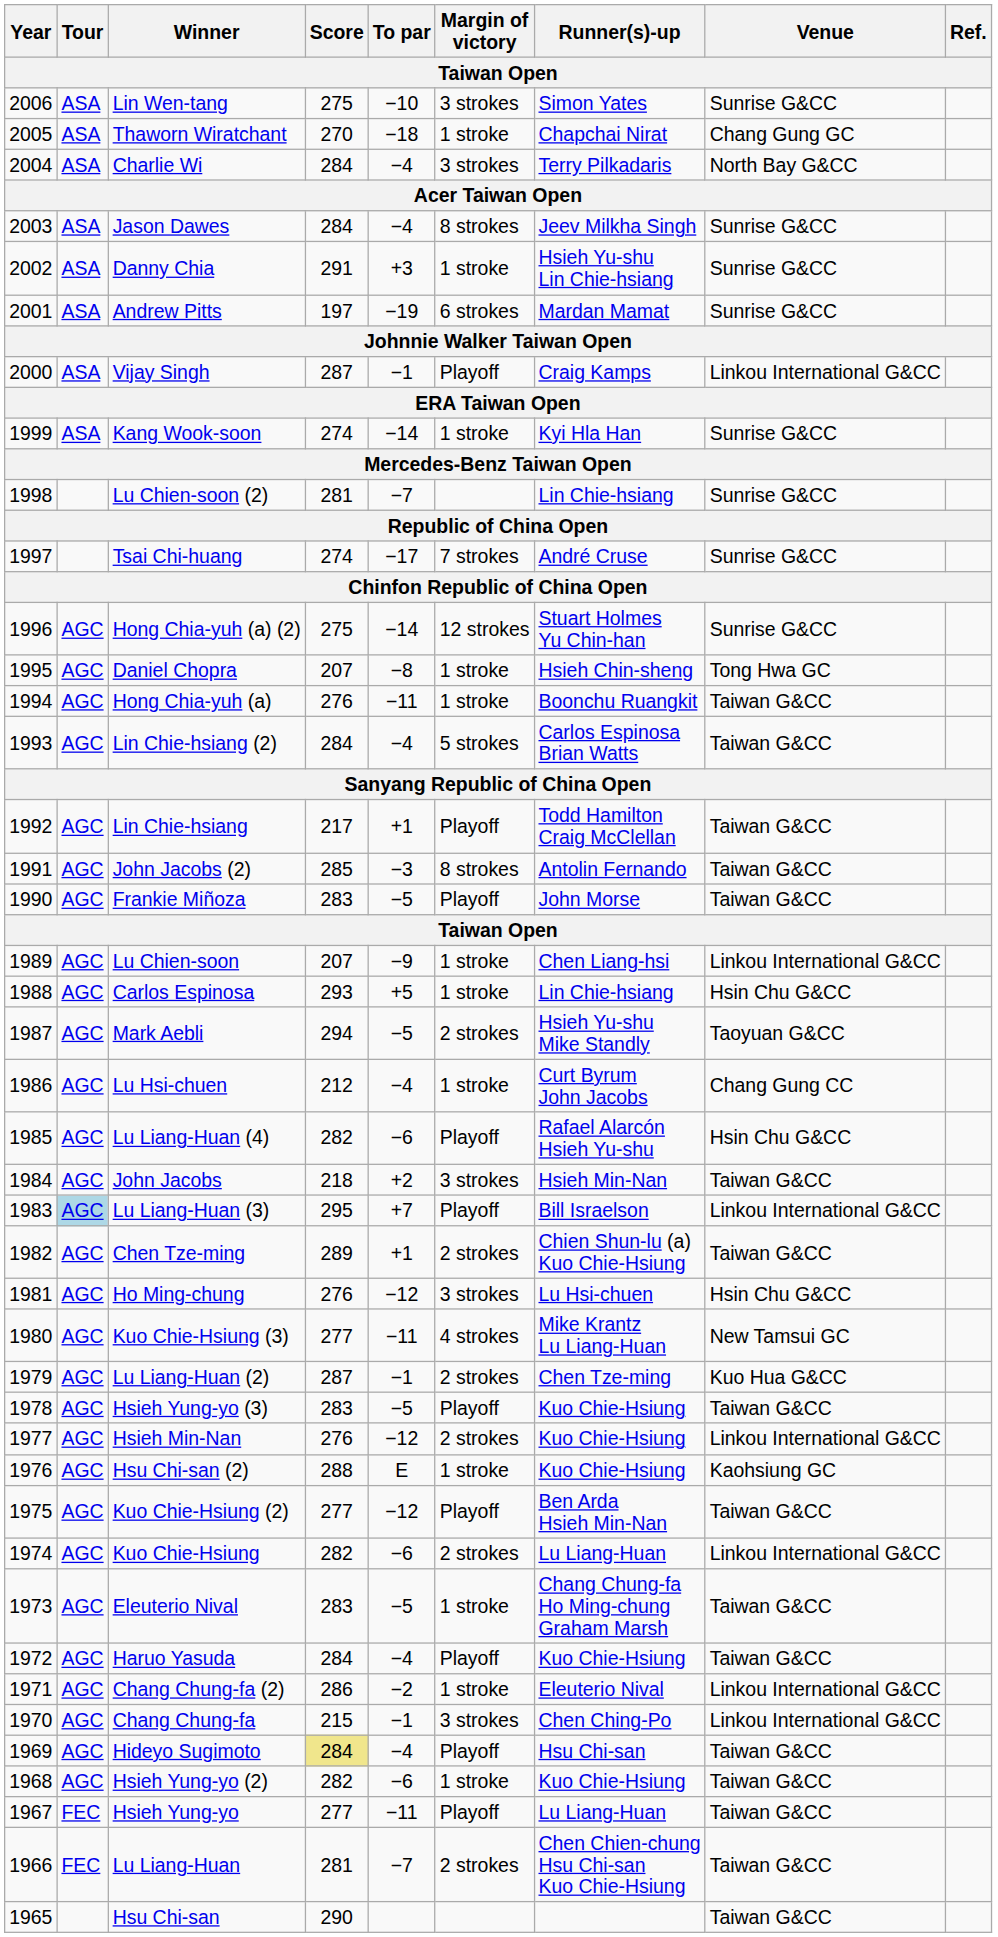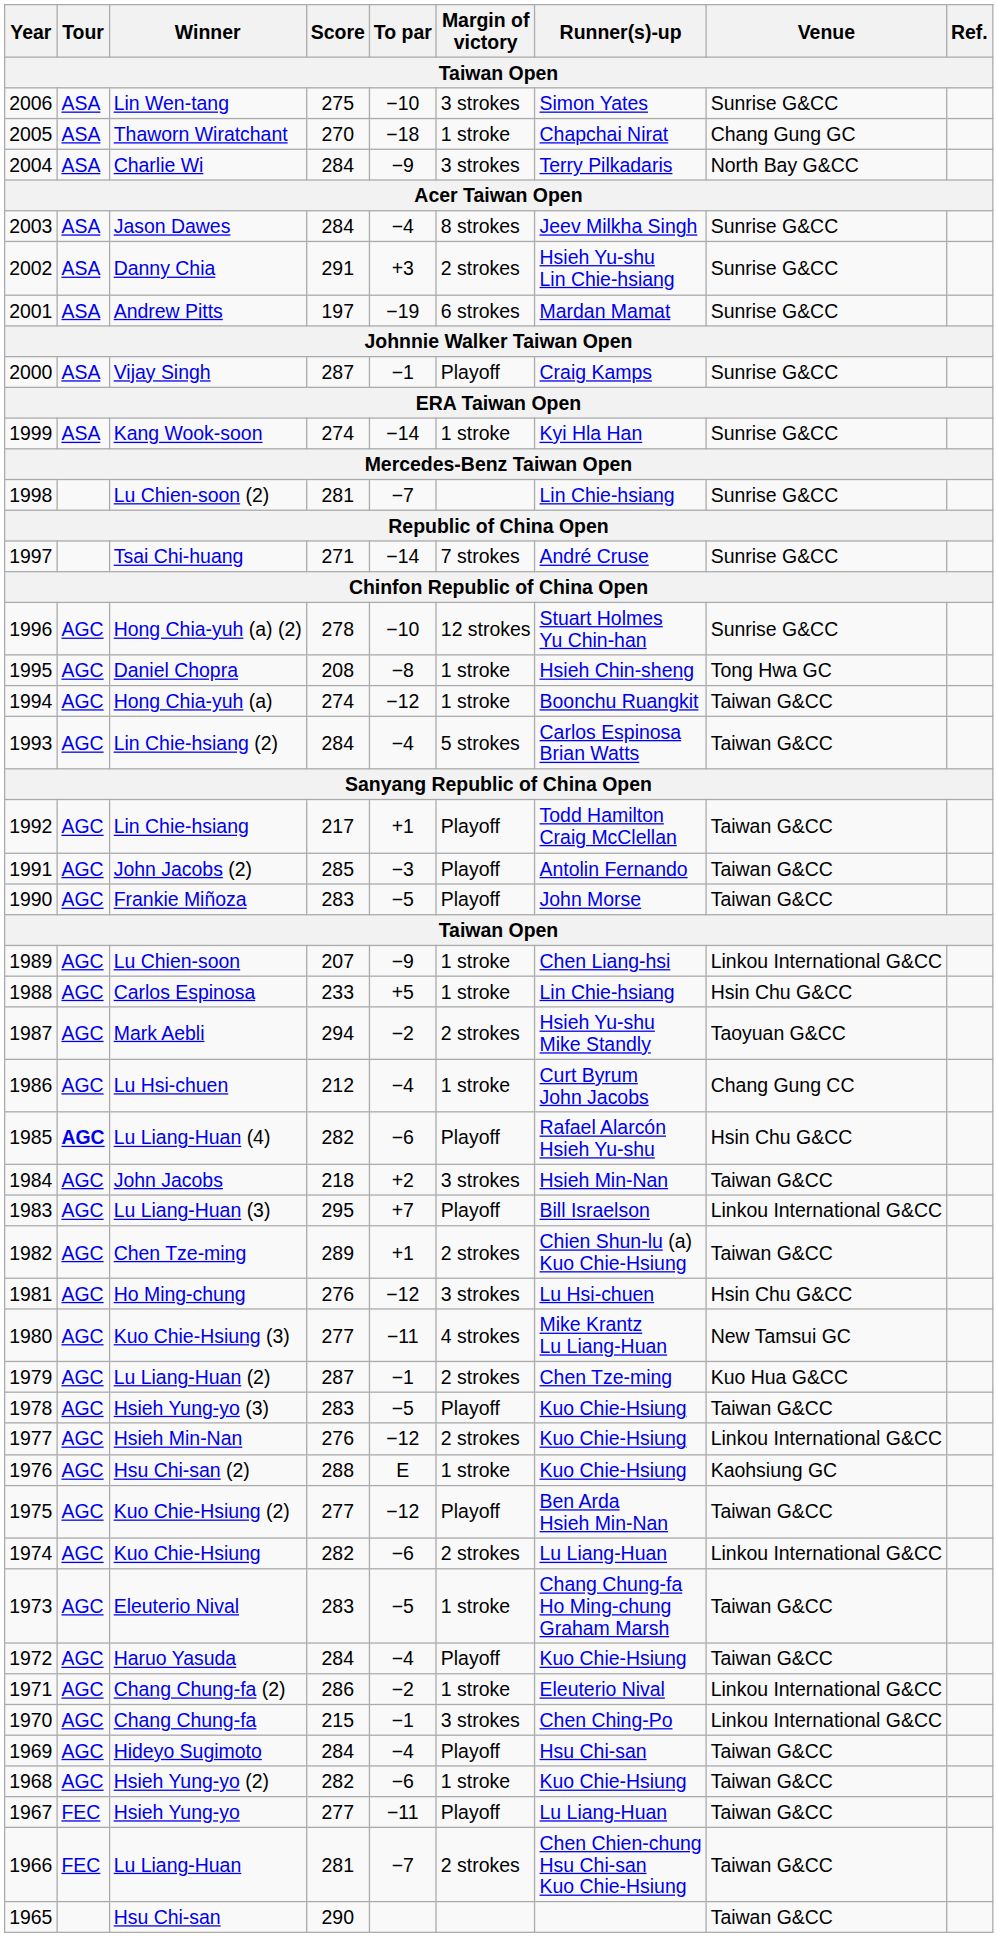(402, 165) −4 -> (403, 165) −9
(474, 268) 1 stroke -> (480, 268) 2 strokes
(825, 372) Linkou International G&CC -> (774, 372) Sunrise G&CC
(337, 557) 274 -> (338, 557) 271
(402, 557) −17 -> (403, 557) −14
(337, 629) 275 -> (338, 629) 278
(402, 629) −14 -> (403, 629) −10
(337, 671) 207 -> (338, 671) 208
(337, 702) 276 -> (338, 702) 274
(402, 702) −11 -> (403, 702) −12
(479, 868) 8 strokes -> (470, 868) Playoff
(337, 991) 293 -> (338, 991) 233
(402, 1033) −5 -> (403, 1033) −2
(83, 1138) normal -> (83, 1138) bold
(83, 1211) lightblue background -> (83, 1211) no background
(337, 1751) khaki background -> (338, 1751) no background
